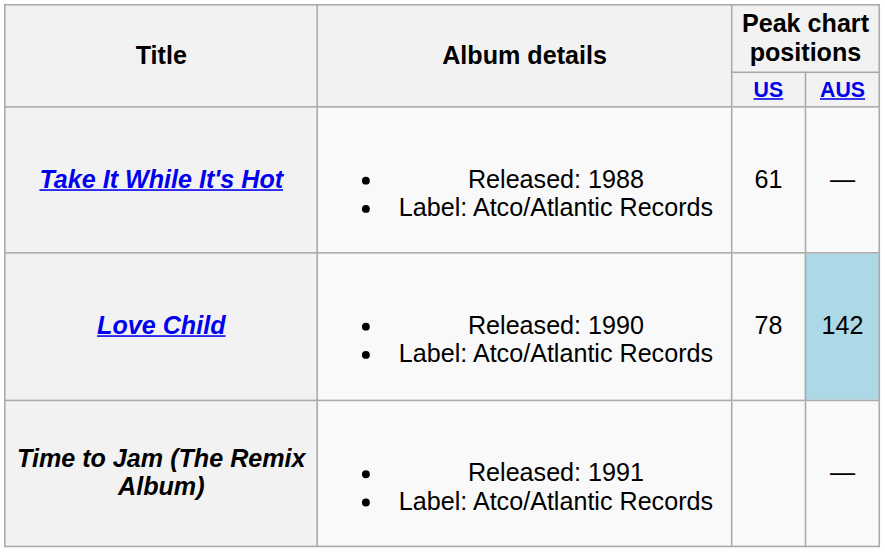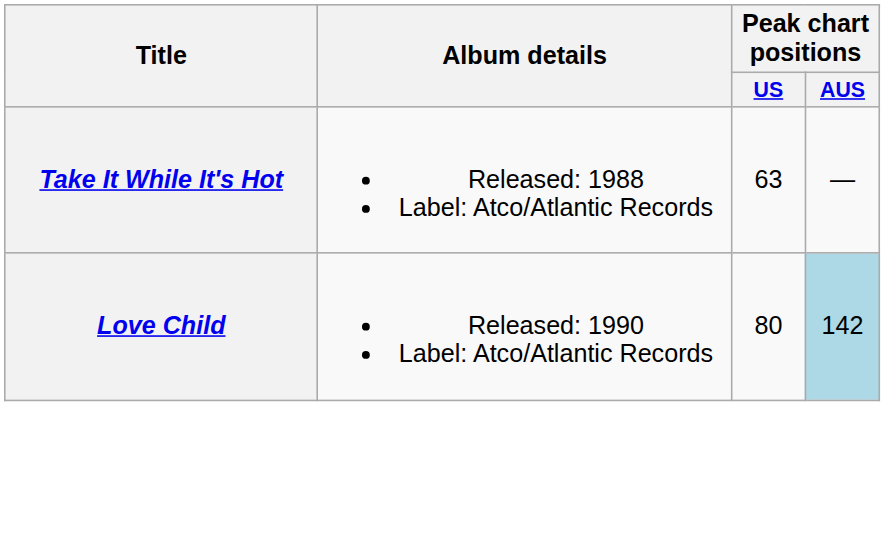(768, 179) 61 -> (768, 179) 63
(768, 326) 78 -> (768, 326) 80
- row: (161, 472)
